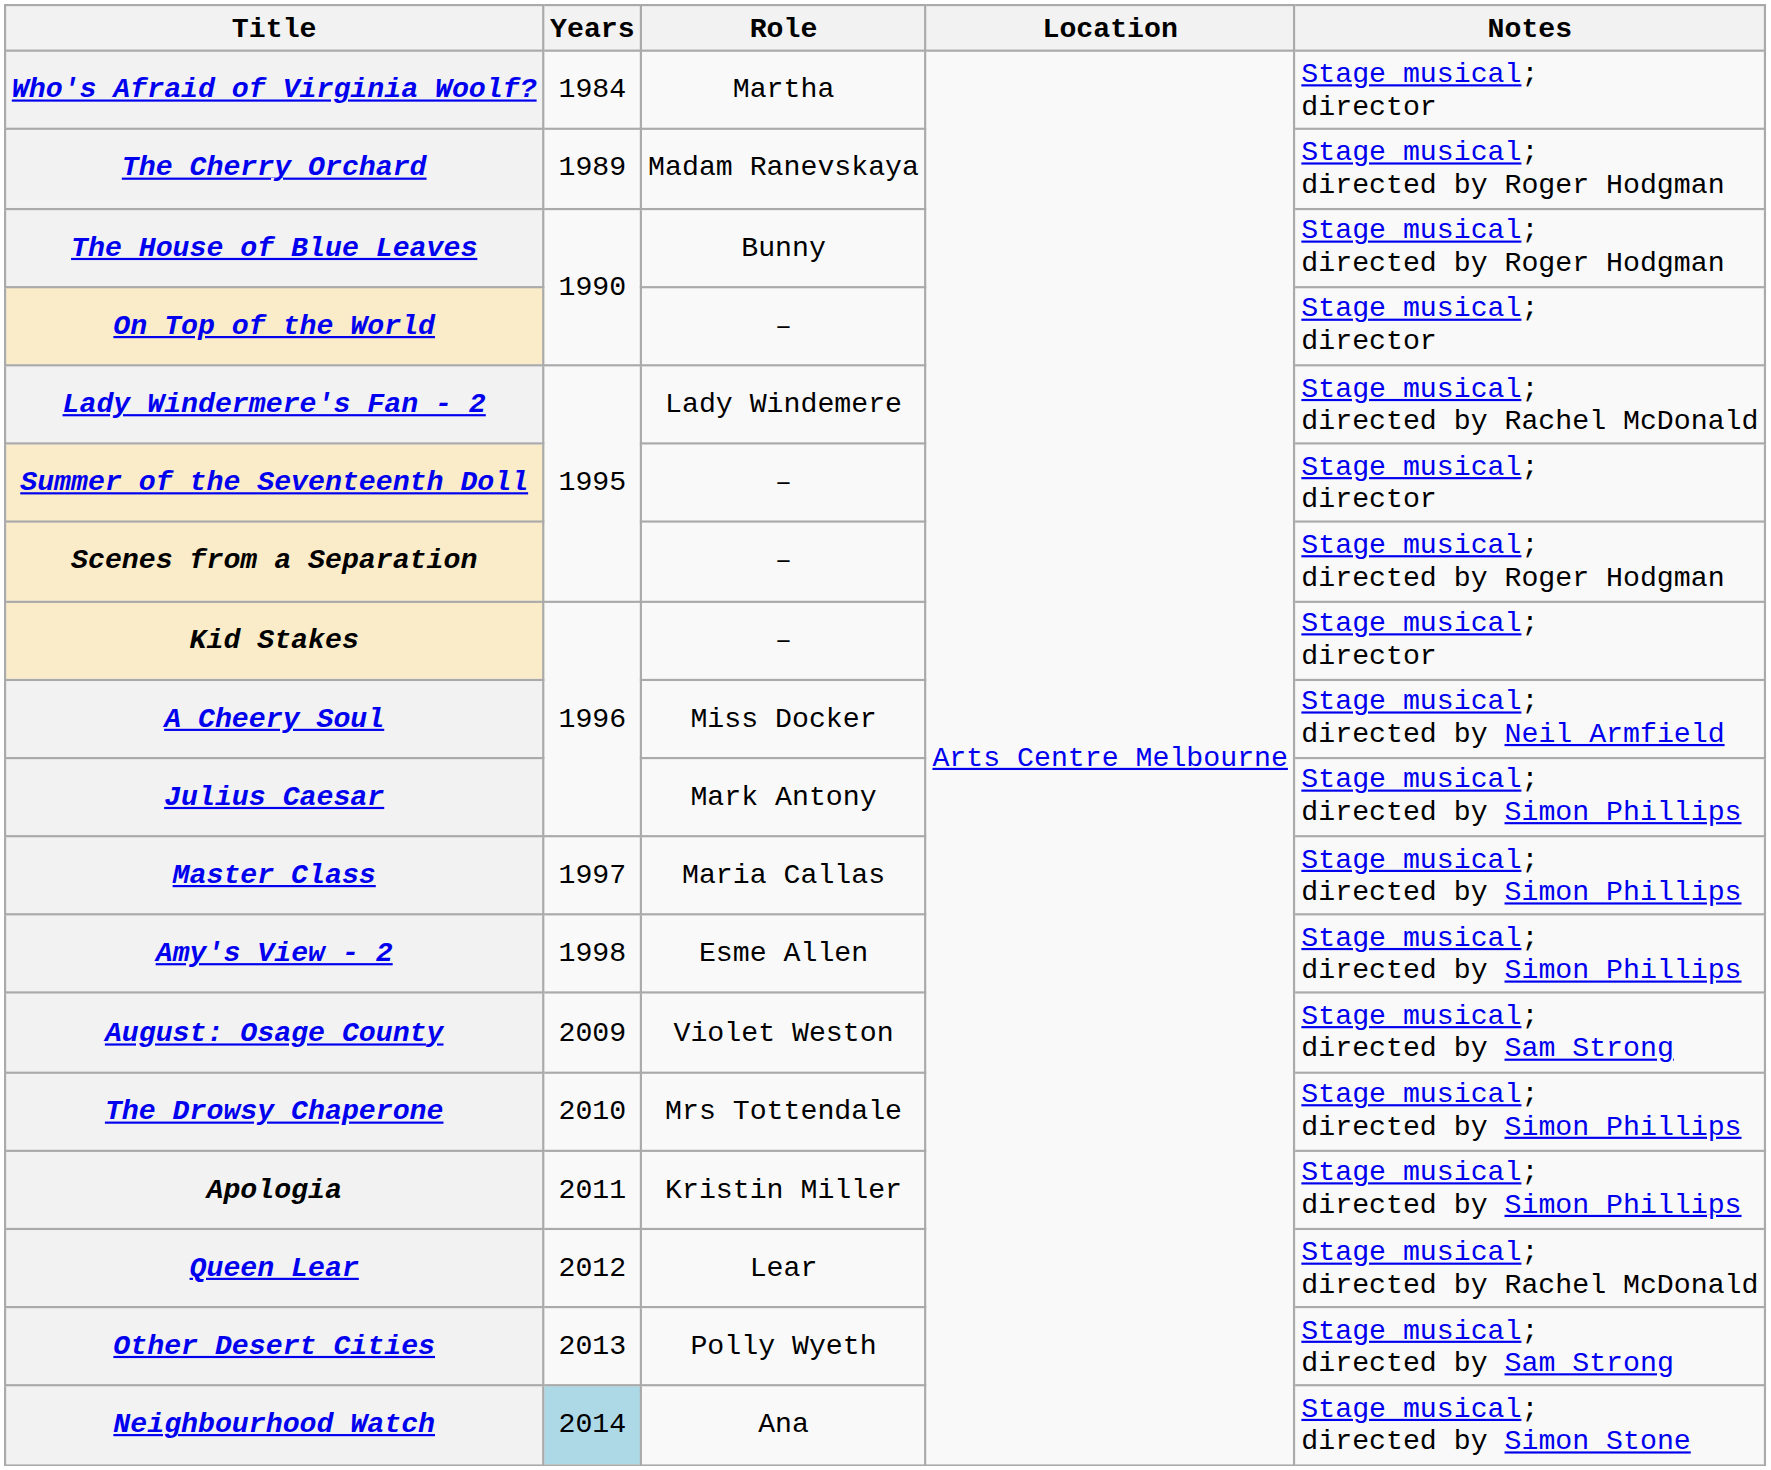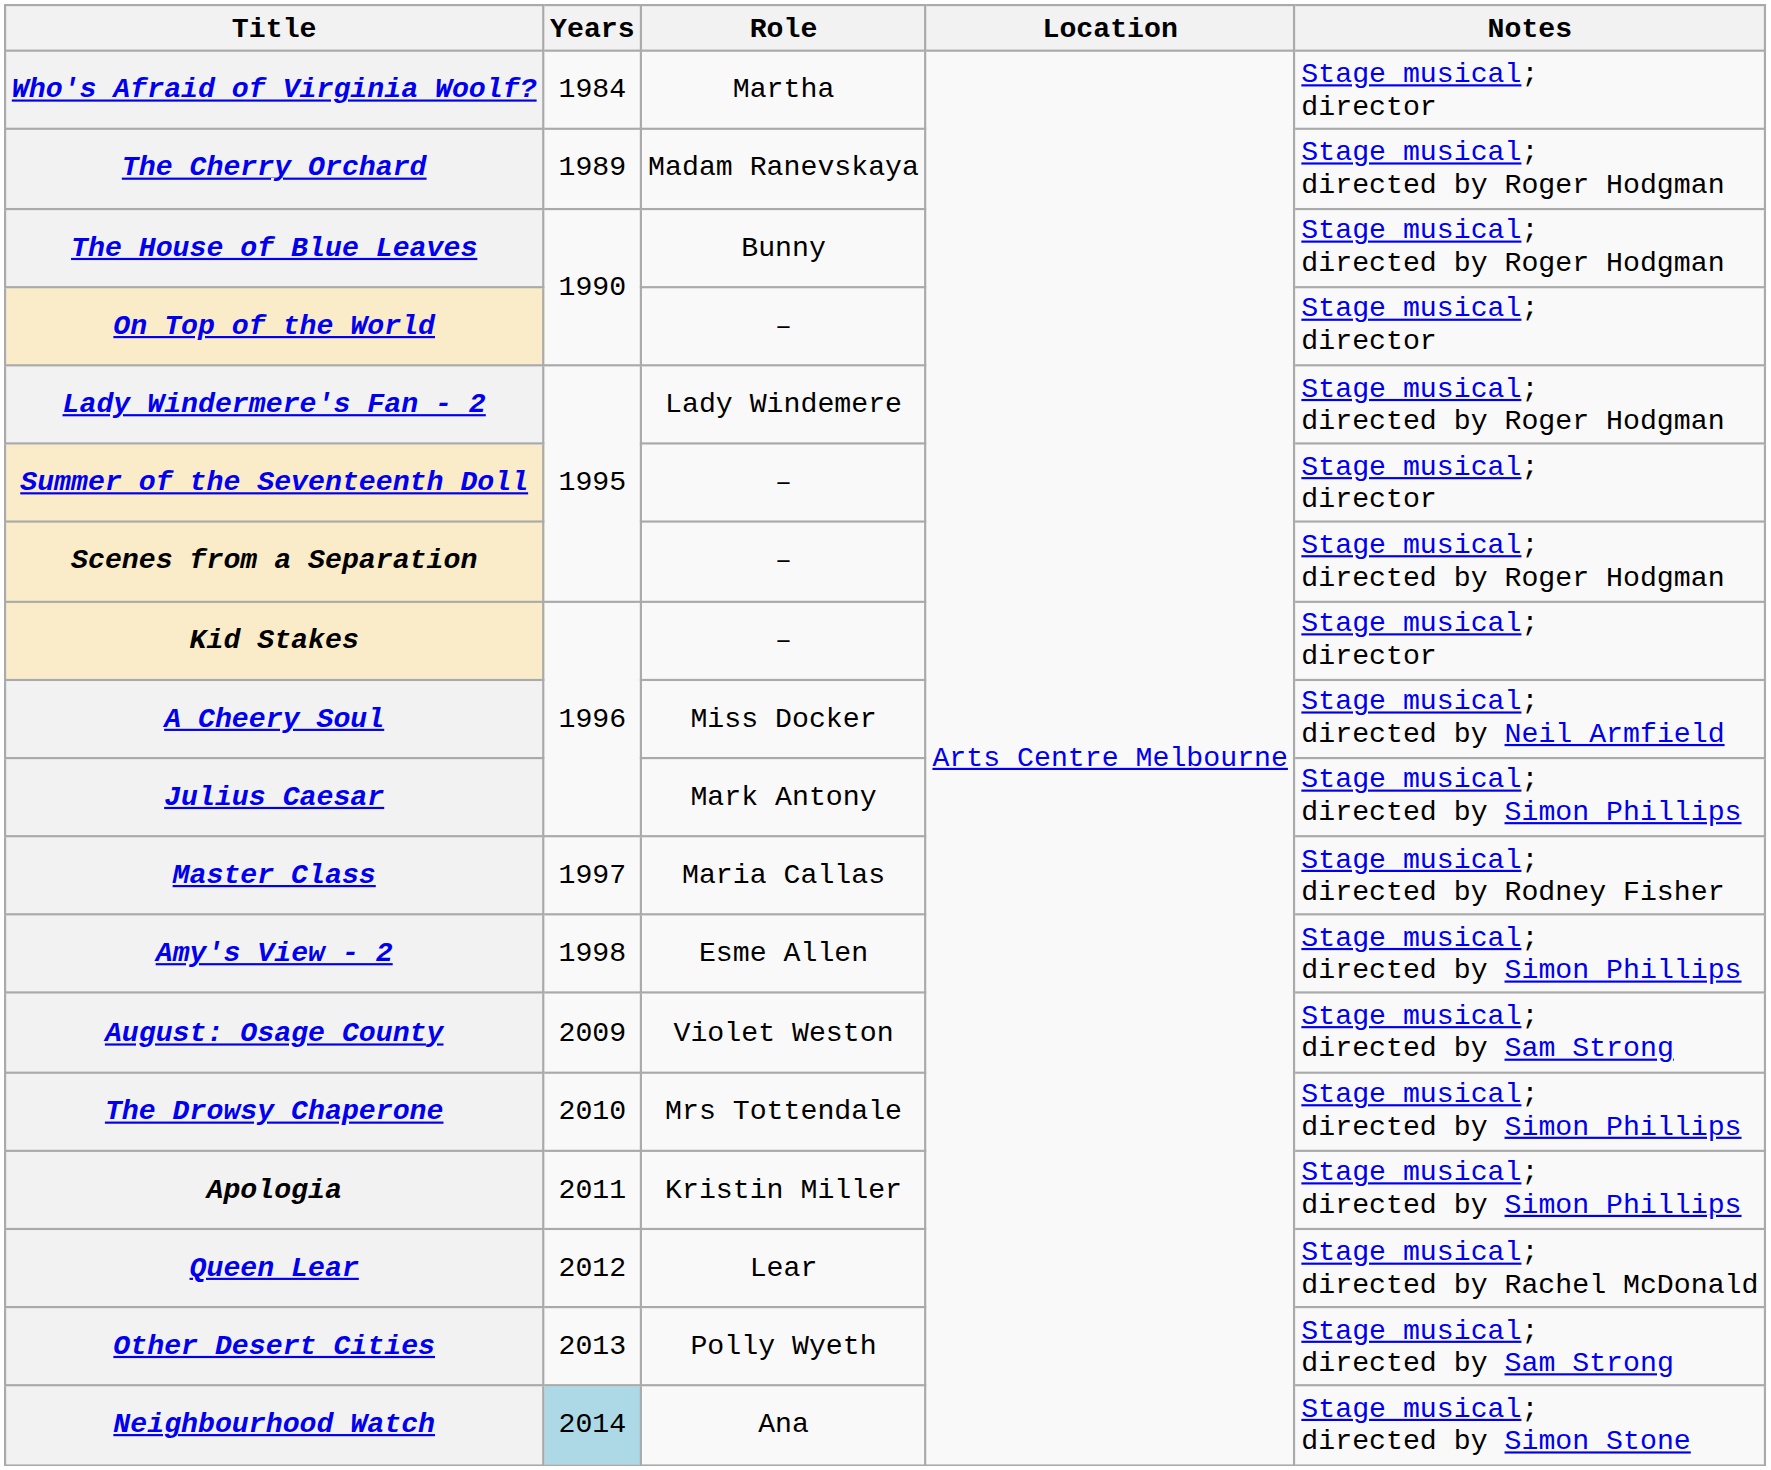(1530, 404) Stage musical; directed by Rachel McDonald -> (1513, 404) Stage musical; directed by Roger Hodgman
(1521, 876) Stage musical; directed by Simon Phillips -> (1513, 876) Stage musical; directed by Rodney Fisher
